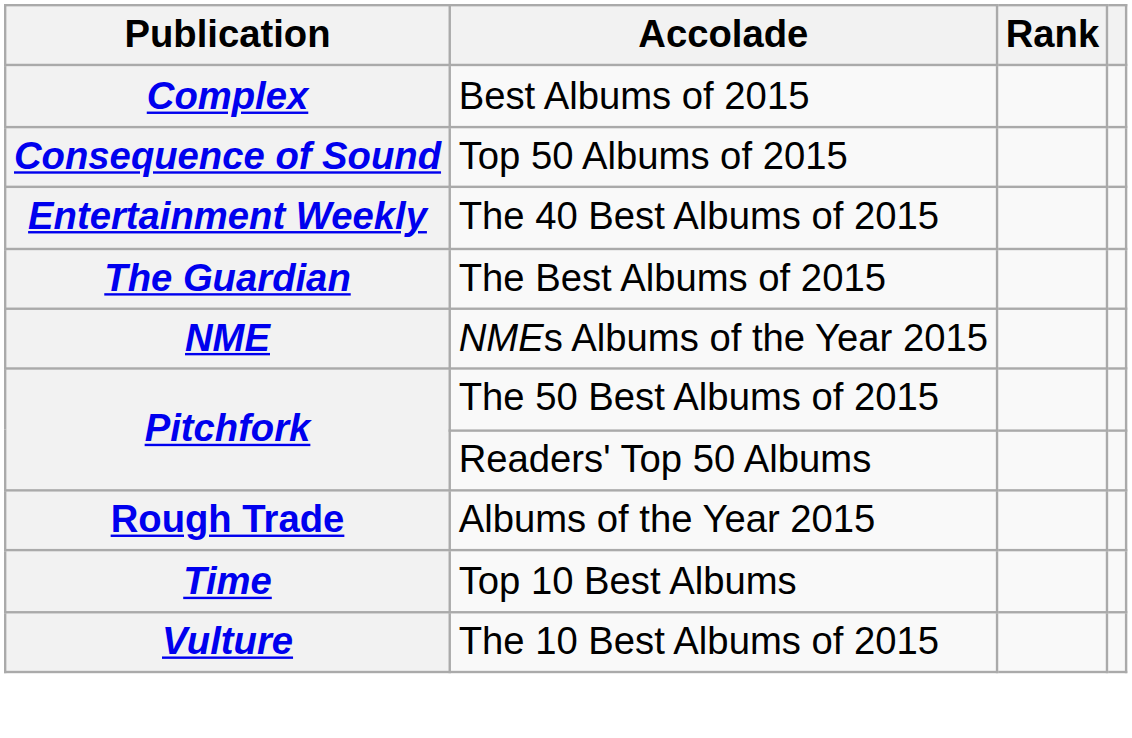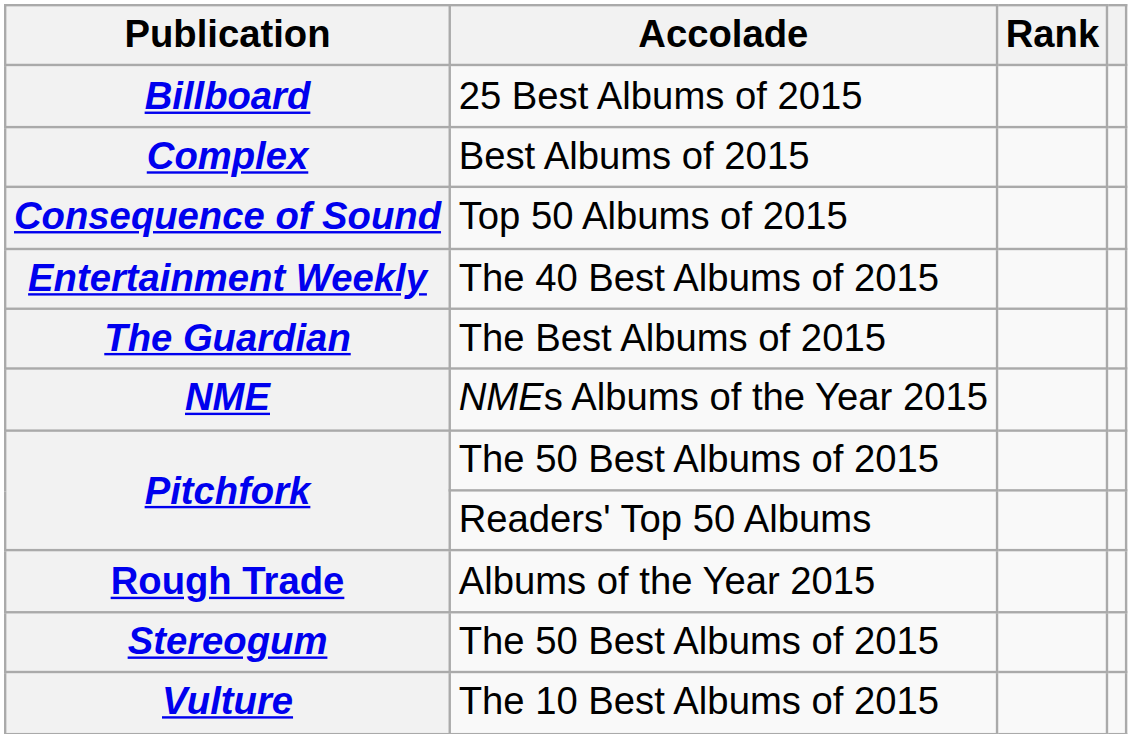+ row: (228, 95)
+ row: (228, 641)
- row: (228, 580)
